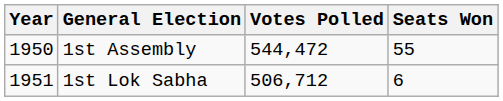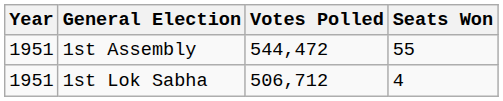(31, 50) 1950 -> (31, 50) 1951
(398, 80) 6 -> (398, 80) 4
